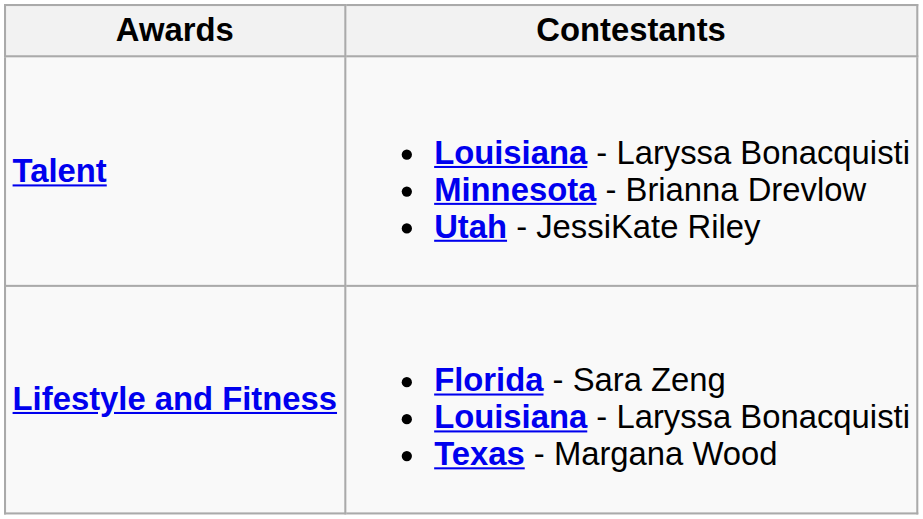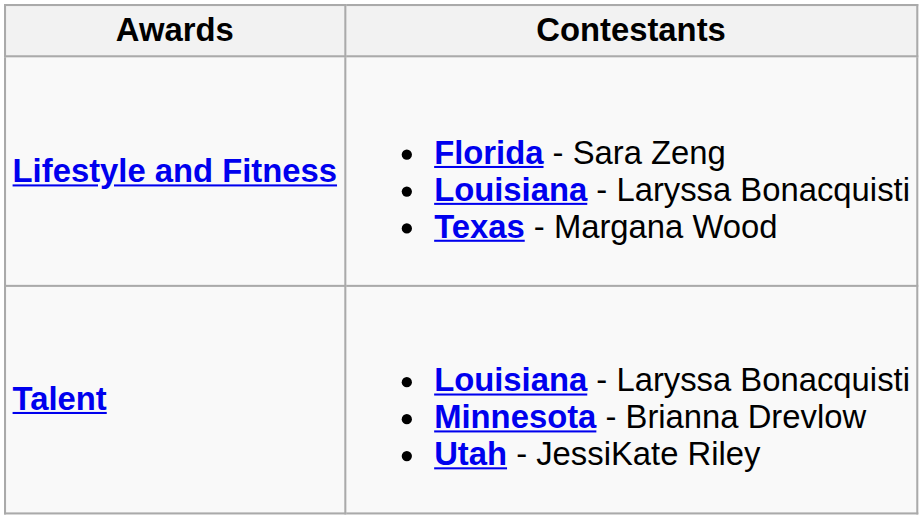rows swapped: (175, 398) <-> (60, 170)
